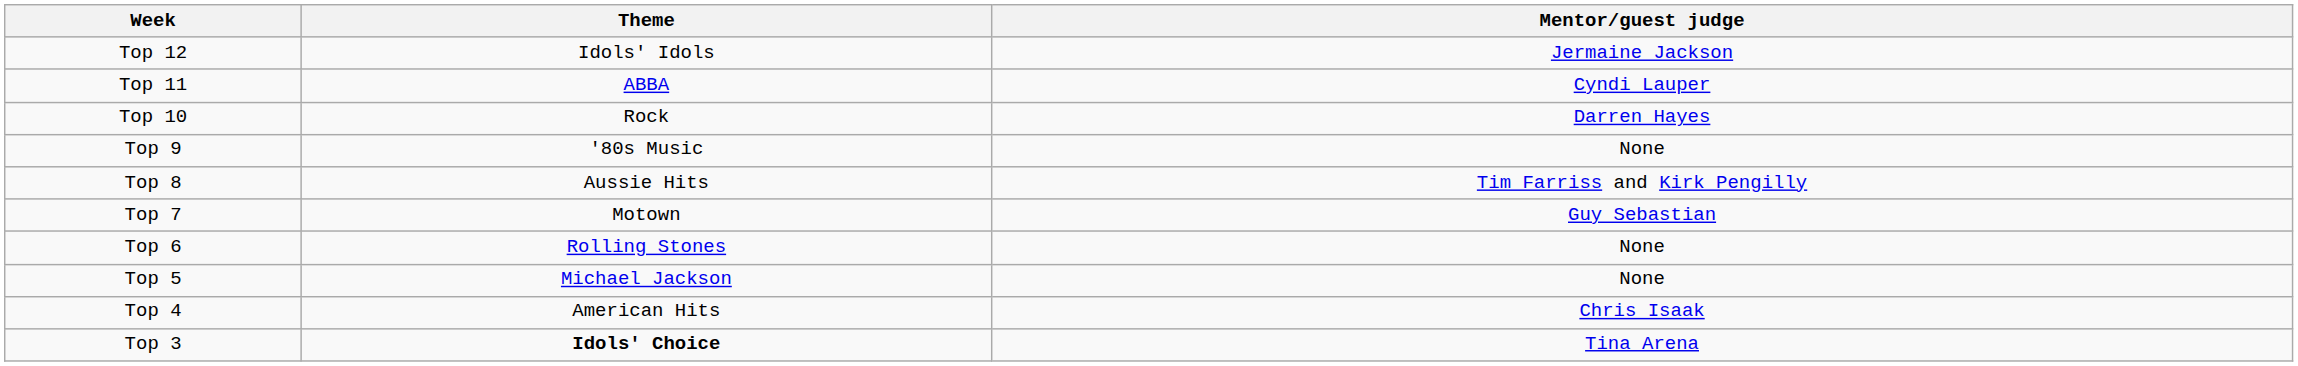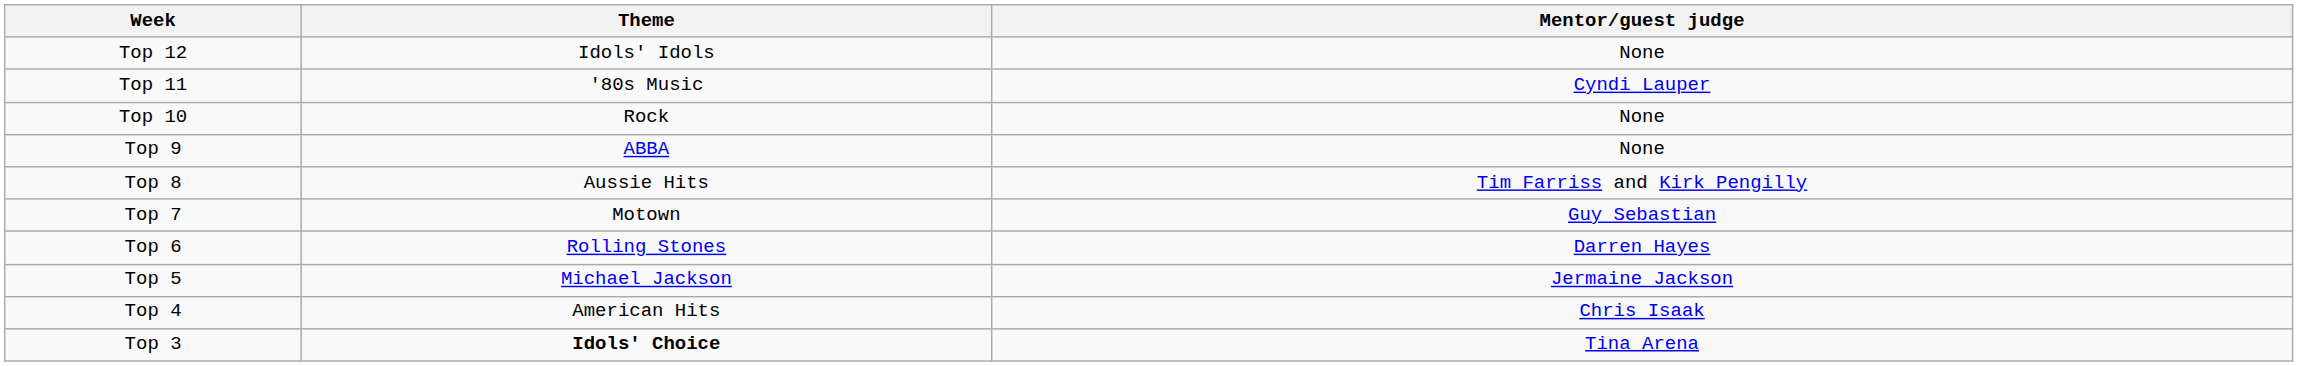(1642, 53) Jermaine Jackson -> (1642, 53) None
(646, 85) ABBA -> (646, 85) '80s Music
(1642, 117) Darren Hayes -> (1642, 117) None
(646, 150) '80s Music -> (646, 150) ABBA
(1642, 247) None -> (1642, 247) Darren Hayes
(1642, 279) None -> (1642, 279) Jermaine Jackson
